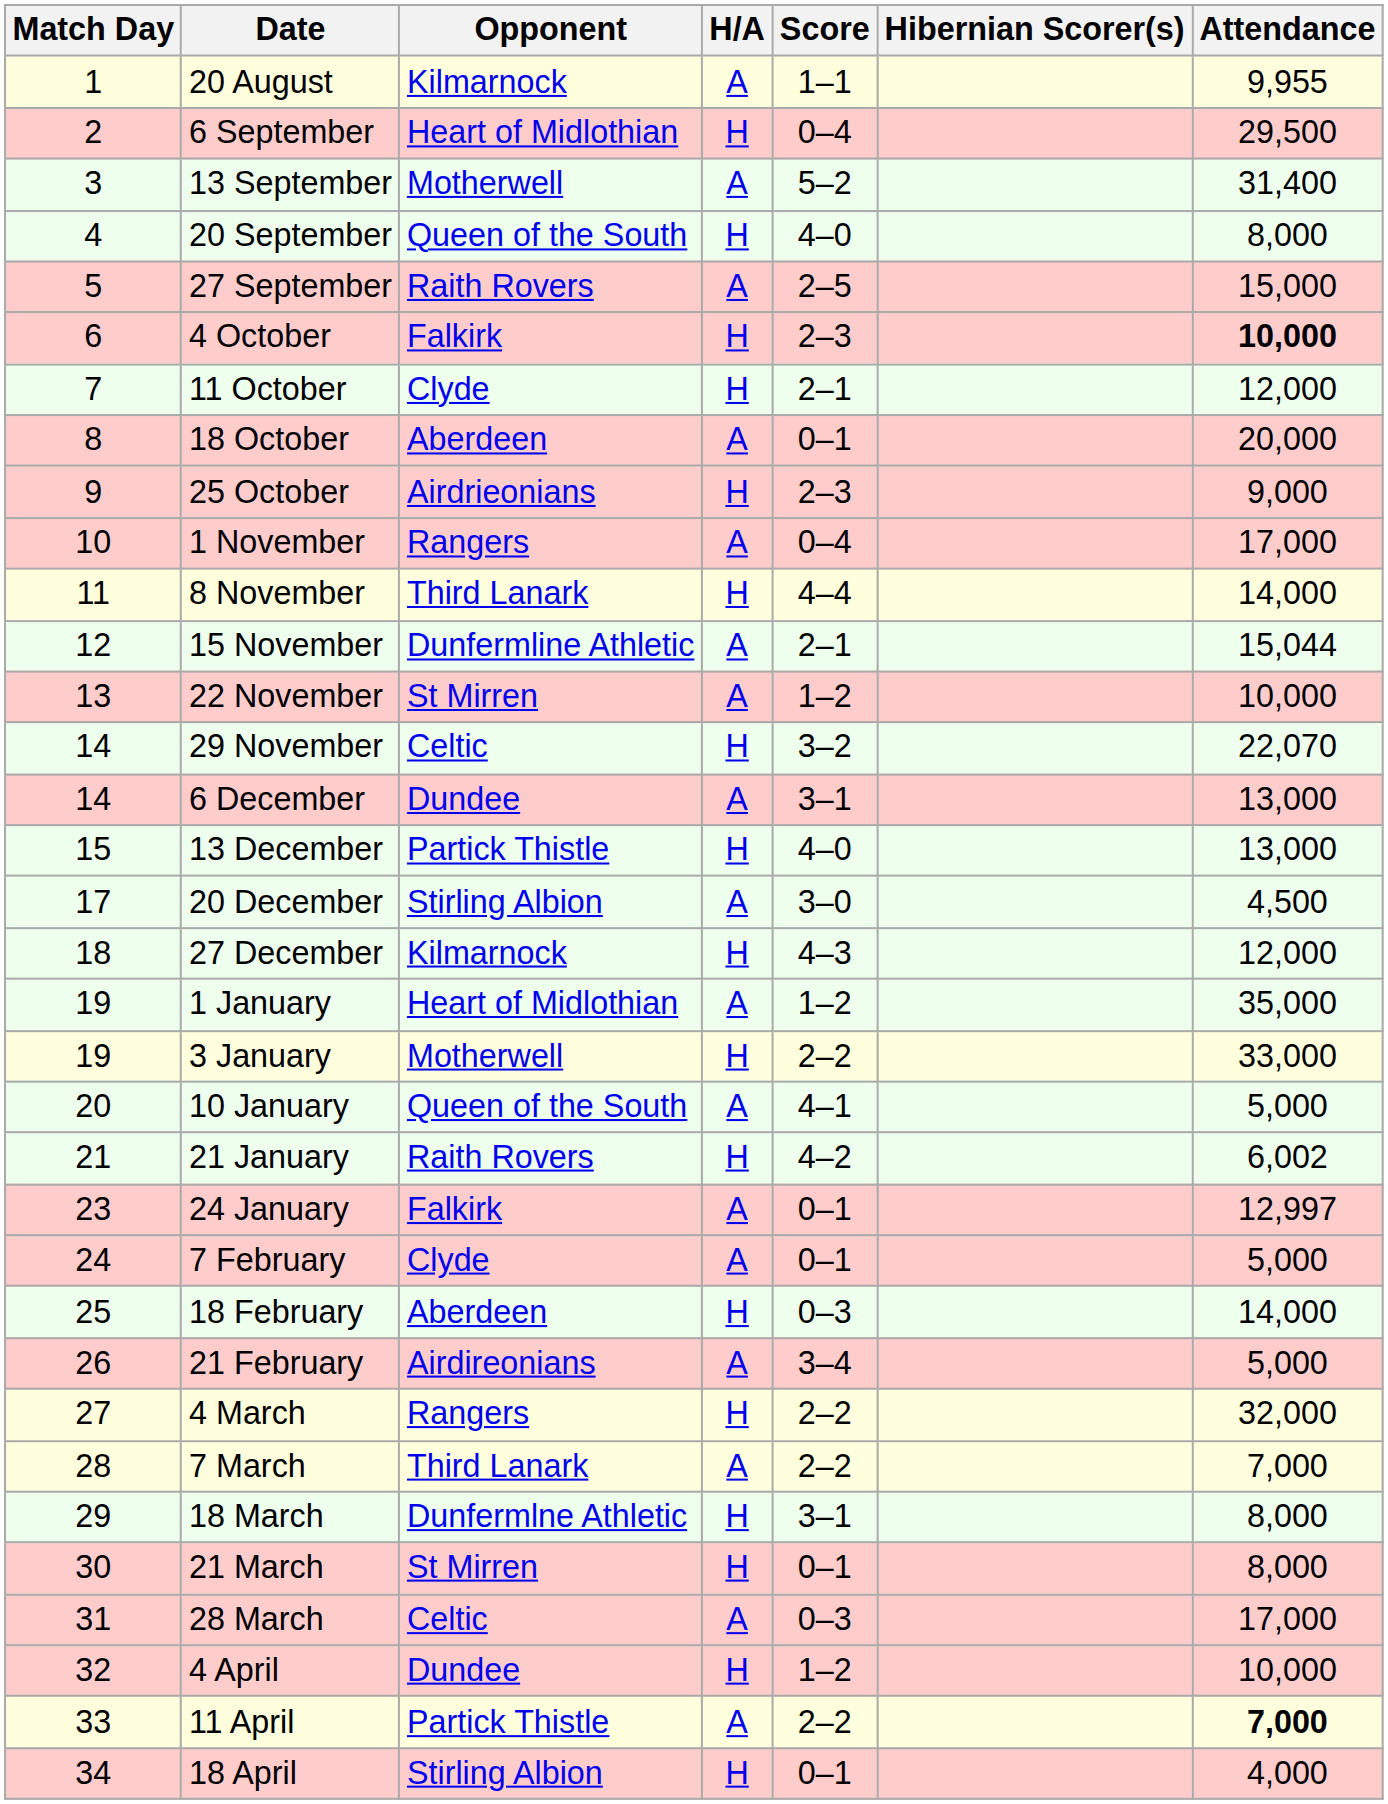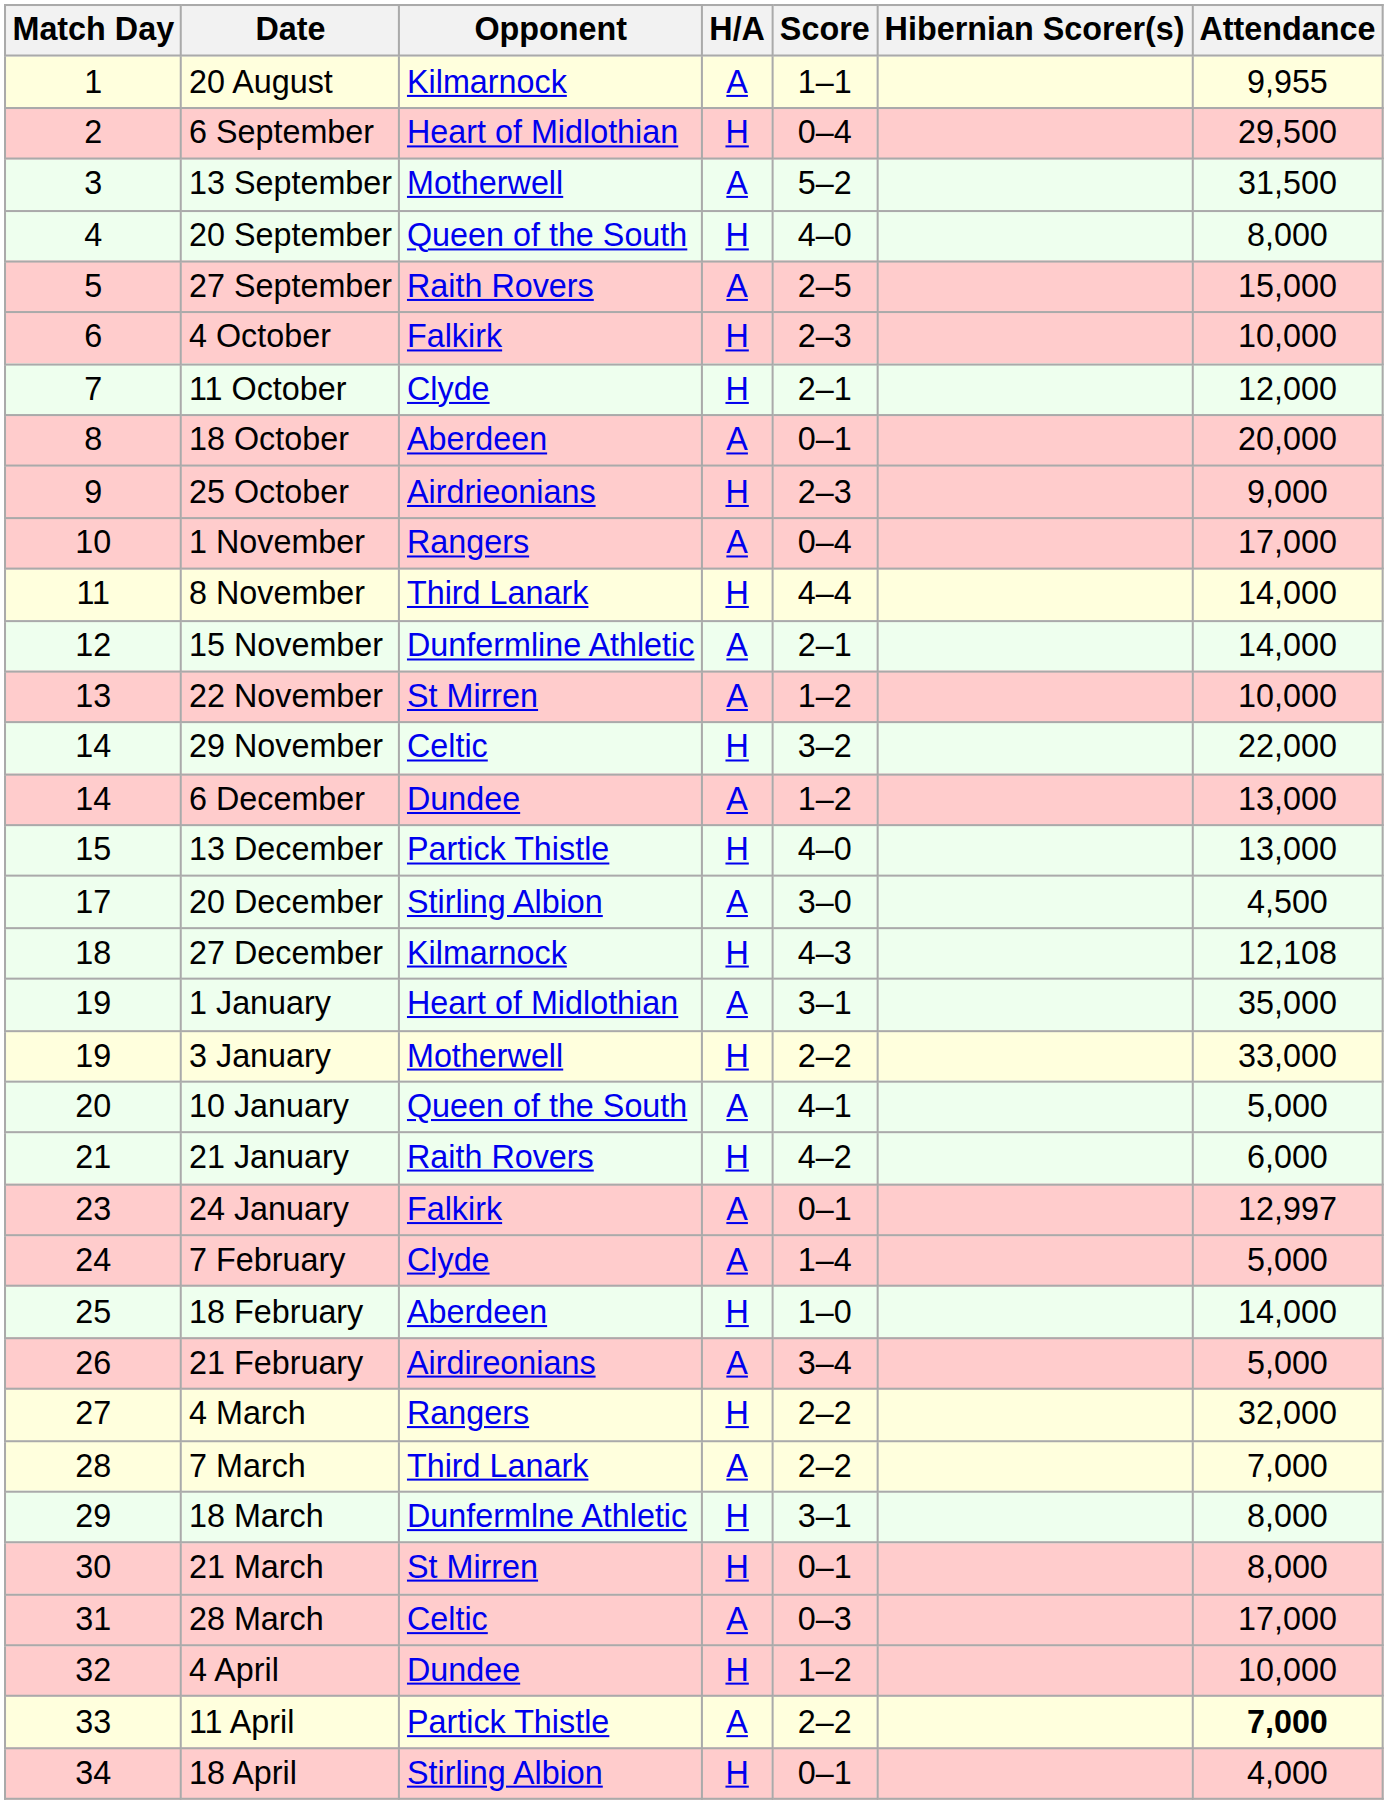(1287, 183) 31,400 -> (1287, 183) 31,500
(1287, 337) bold -> (1287, 337) normal
(1287, 645) 15,044 -> (1287, 645) 14,000
(1287, 747) 22,070 -> (1287, 747) 22,000
(825, 798) 3–1 -> (825, 798) 1–2
(1287, 952) 12,000 -> (1287, 952) 12,108
(825, 1004) 1–2 -> (825, 1004) 3–1
(1287, 1157) 6,002 -> (1287, 1157) 6,000
(825, 1260) 0–1 -> (825, 1260) 1–4
(825, 1311) 0–3 -> (825, 1311) 1–0
